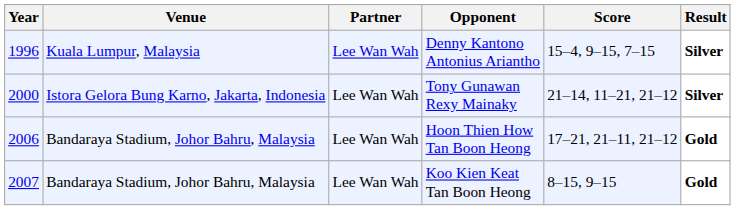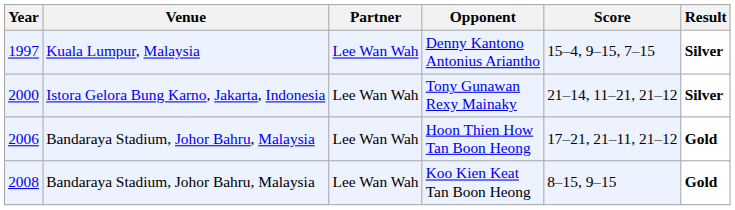(24, 52) 1996 -> (24, 52) 1997
(24, 182) 2007 -> (24, 182) 2008
